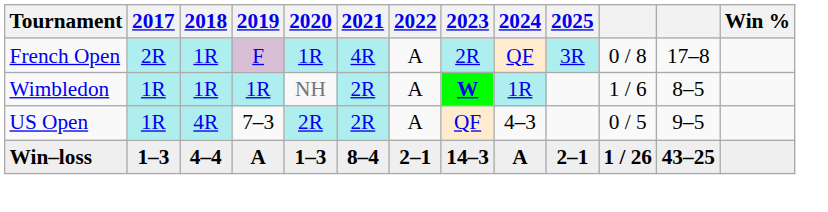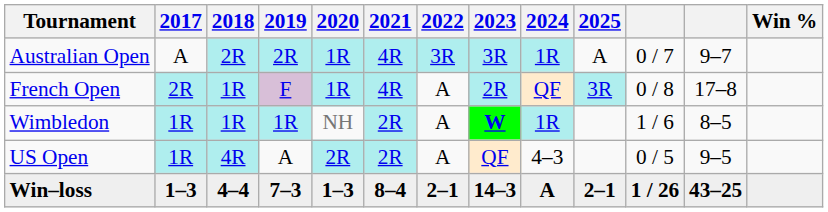+ row: (80, 55)
(258, 122) 7–3 -> (285, 156) A
(258, 156) A -> (285, 190) 7–3
